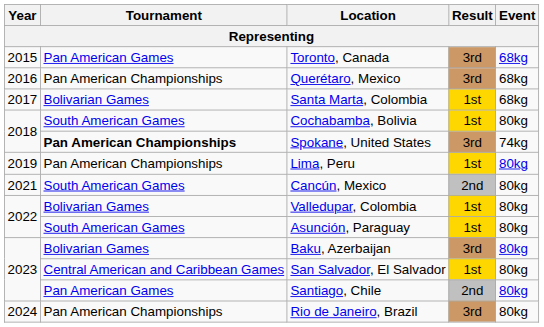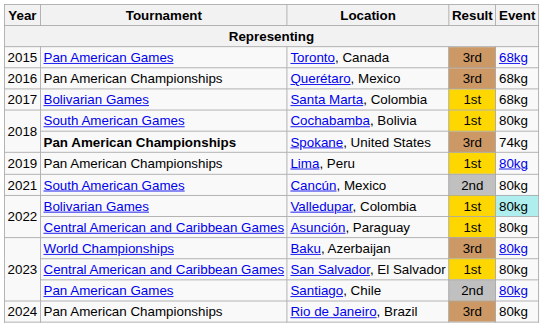(513, 206) no background -> (513, 206) paleturquoise background
(114, 227) South American Games -> (164, 227) Central American and Caribbean Games
(96, 248) Bolivarian Games -> (109, 248) World Championships
